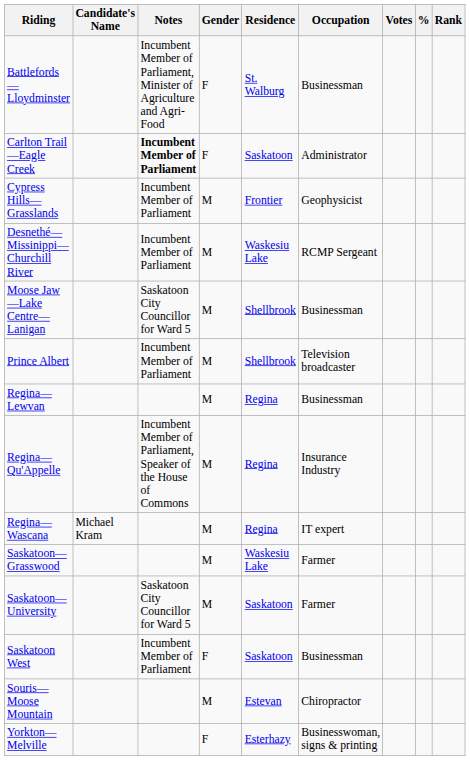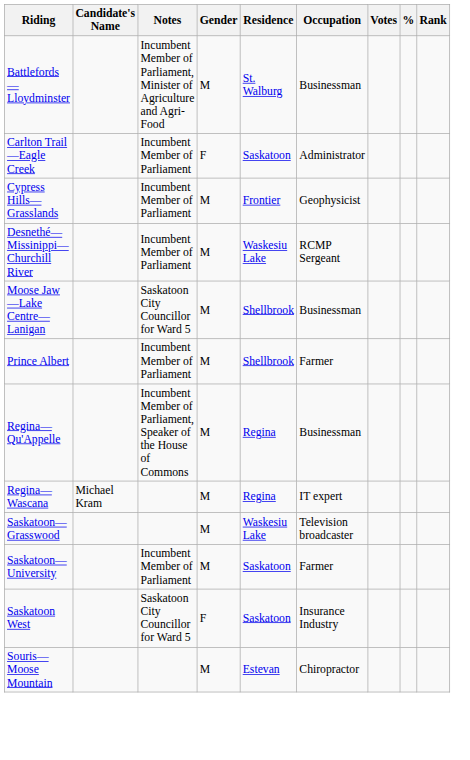(205, 84) F -> (205, 84) M
(168, 155) bold -> (167, 155) normal
(328, 361) Television broadcaster -> (316, 361) Farmer
- row: (29, 399)
(324, 464) Insurance Industry -> (330, 432) Businessman
(318, 560) Farmer -> (326, 528) Television broadcaster
(166, 605) Saskatoon City Councillor for Ward 5 -> (167, 566) Incumbent Member of Parliament
(167, 656) Incumbent Member of Parliament -> (166, 618) Saskatoon City Councillor for Ward 5
(332, 656) Businessman -> (322, 618) Insurance Industry
- row: (32, 739)
